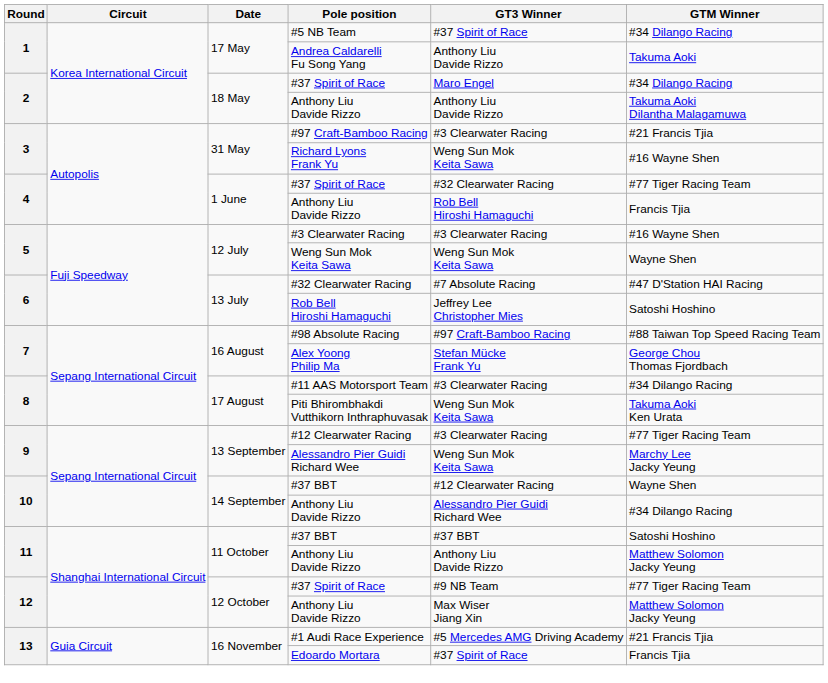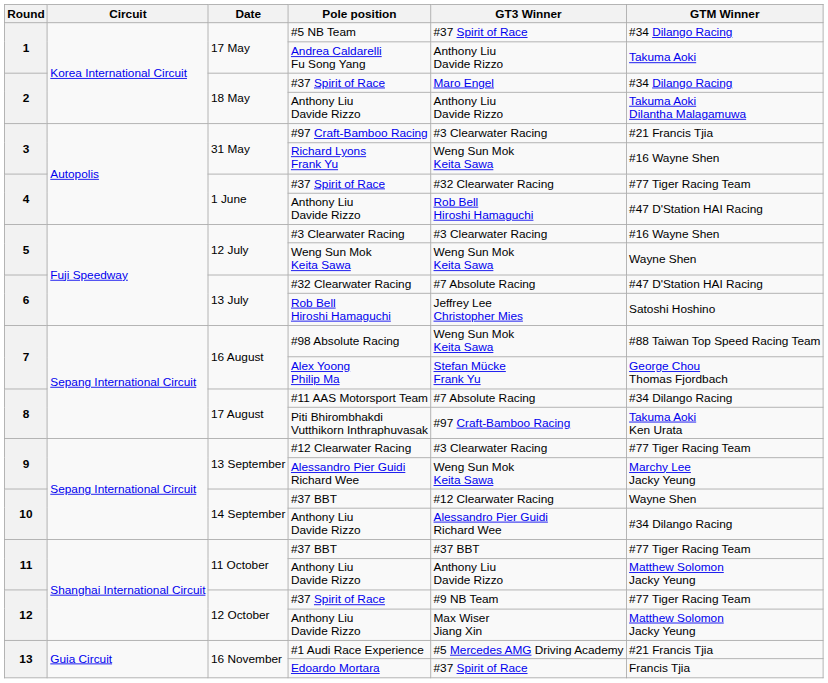(660, 208) Francis Tjia -> (696, 208) #47 D'Station HAI Racing
(502, 334) #97 Craft-Bamboo Racing -> (474, 341) Weng Sun Mok Keita Sawa
(490, 384) #3 Clearwater Racing -> (484, 398) #7 Absolute Racing
(474, 410) Weng Sun Mok Keita Sawa -> (502, 423) #97 Craft-Bamboo Racing
(672, 536) Satoshi Hoshino -> (690, 549) #77 Tiger Racing Team
